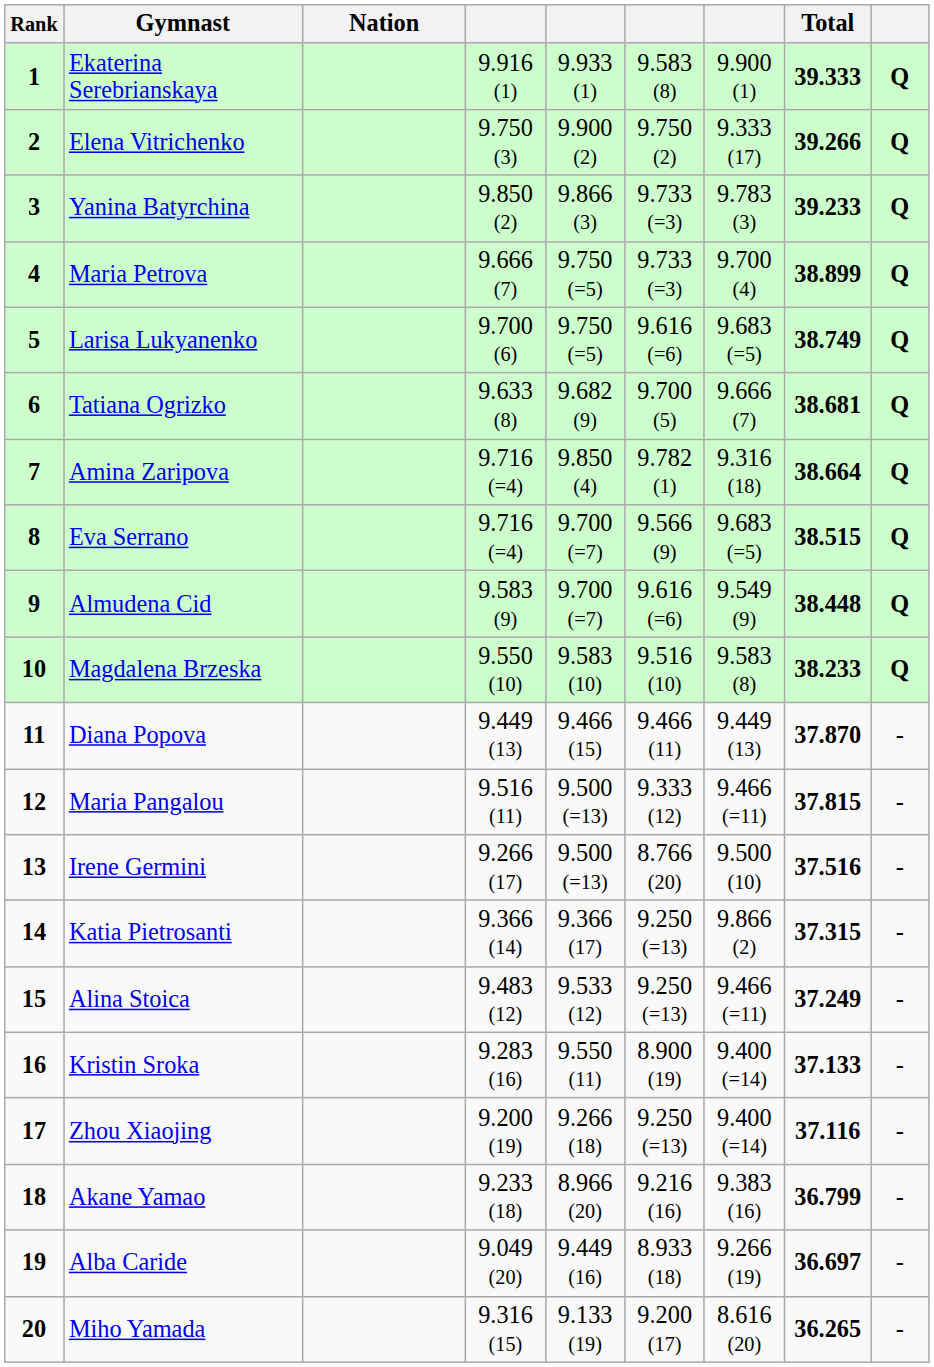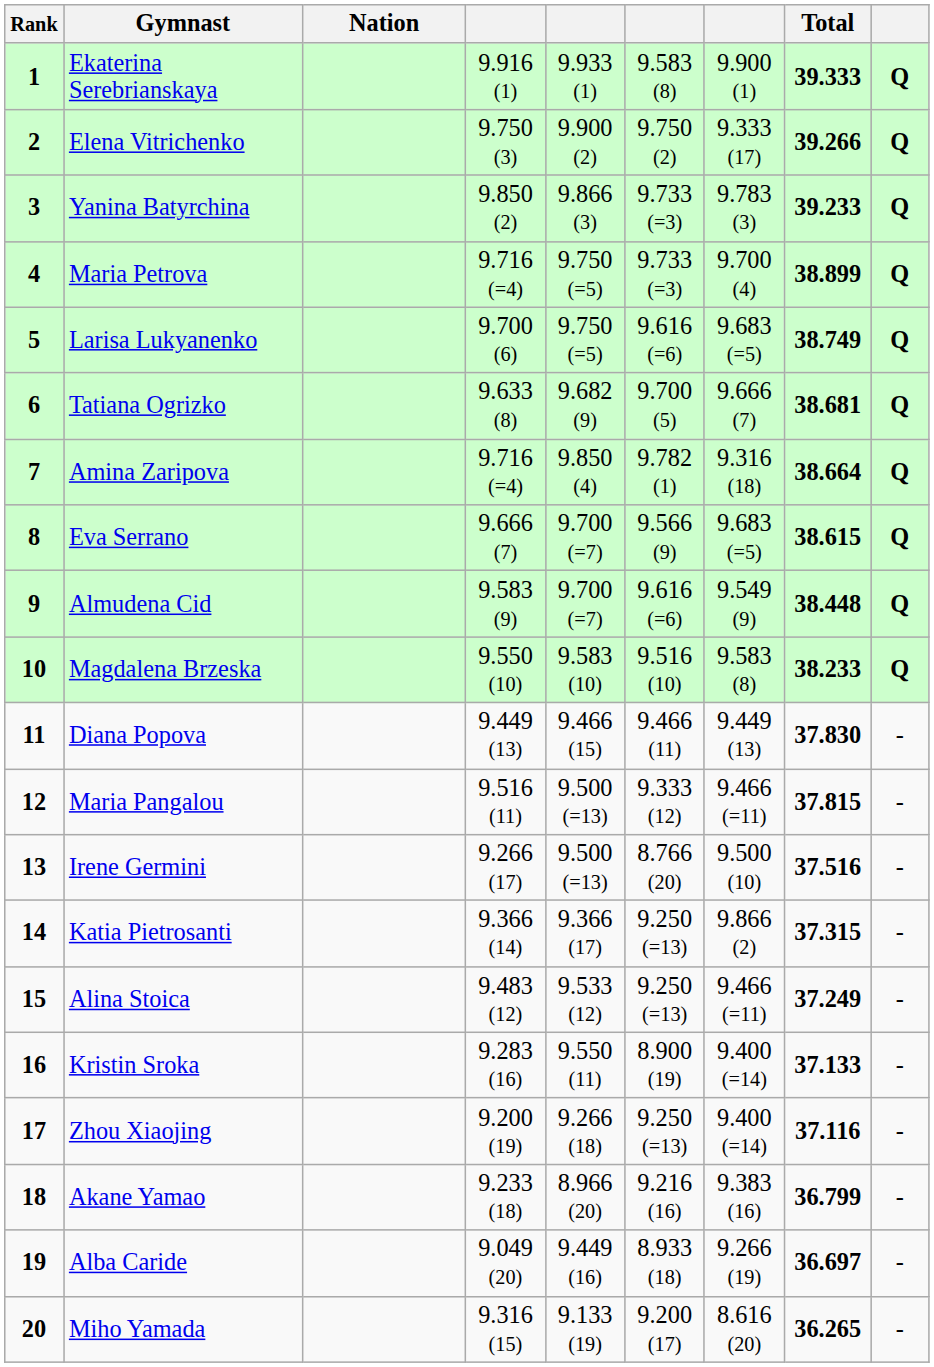(506, 273) 9.666 (7) -> (506, 273) 9.716 (=4)
(506, 537) 9.716 (=4) -> (506, 537) 9.666 (7)
(828, 537) 38.515 -> (828, 537) 38.615
(828, 735) 37.870 -> (828, 735) 37.830
